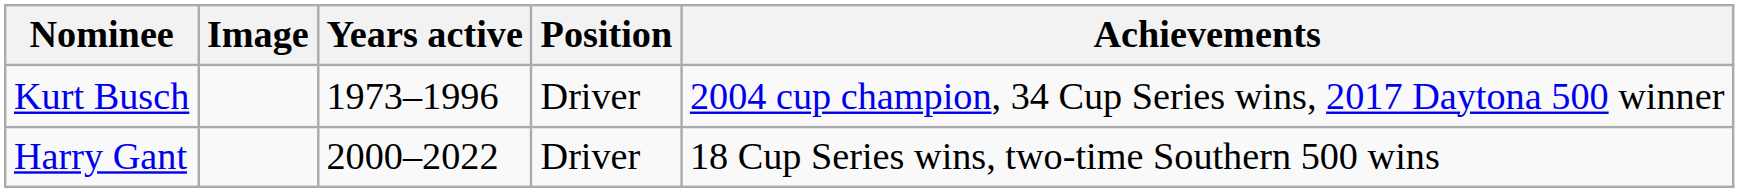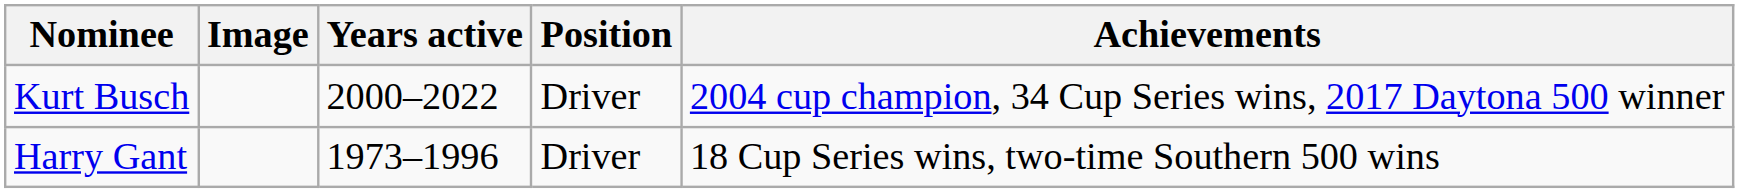(413, 95) 1973–1996 -> (413, 95) 2000–2022
(413, 156) 2000–2022 -> (413, 156) 1973–1996
